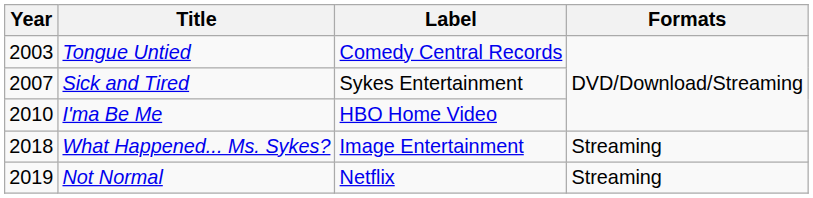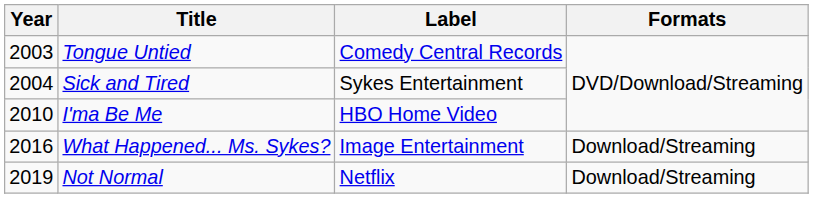(31, 83) 2007 -> (31, 83) 2004
(31, 146) 2018 -> (31, 146) 2016
(617, 146) Streaming -> (664, 146) Download/Streaming
(617, 177) Streaming -> (664, 177) Download/Streaming
